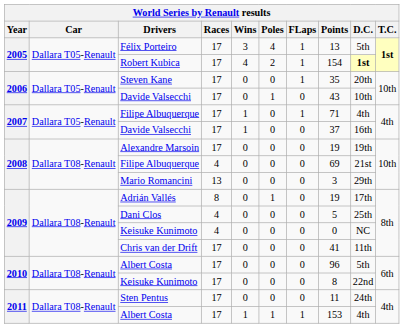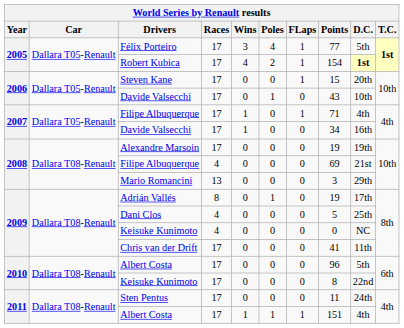(335, 46) 13 -> (335, 46) 77
(335, 80) 35 -> (335, 80) 15
(335, 130) 37 -> (335, 130) 34
(335, 315) 153 -> (335, 315) 151
